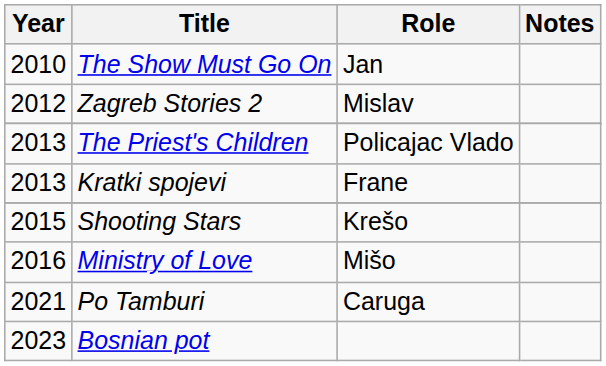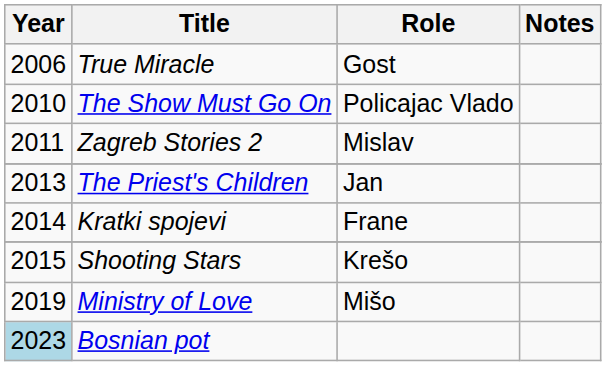+ row: (146, 63)
(363, 63) Jan -> (428, 103) Policajac Vlado
(38, 103) 2012 -> (37, 143) 2011
(428, 143) Policajac Vlado -> (363, 182) Jan
(38, 182) 2013 -> (38, 222) 2014
(38, 261) 2016 -> (38, 301) 2019
- row: (141, 301)
(38, 340) no background -> (38, 340) lightblue background
